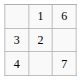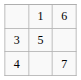(40, 40) 2 -> (40, 40) 5
